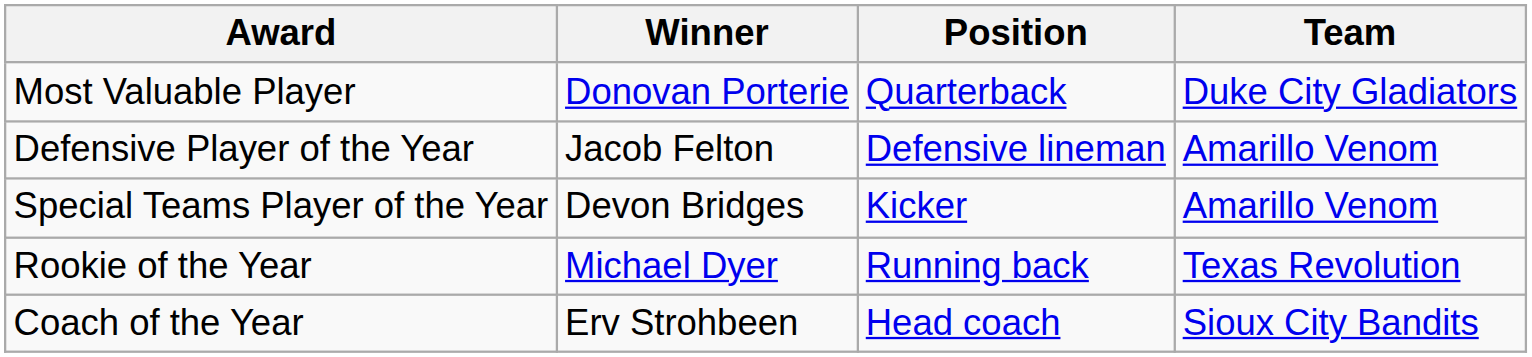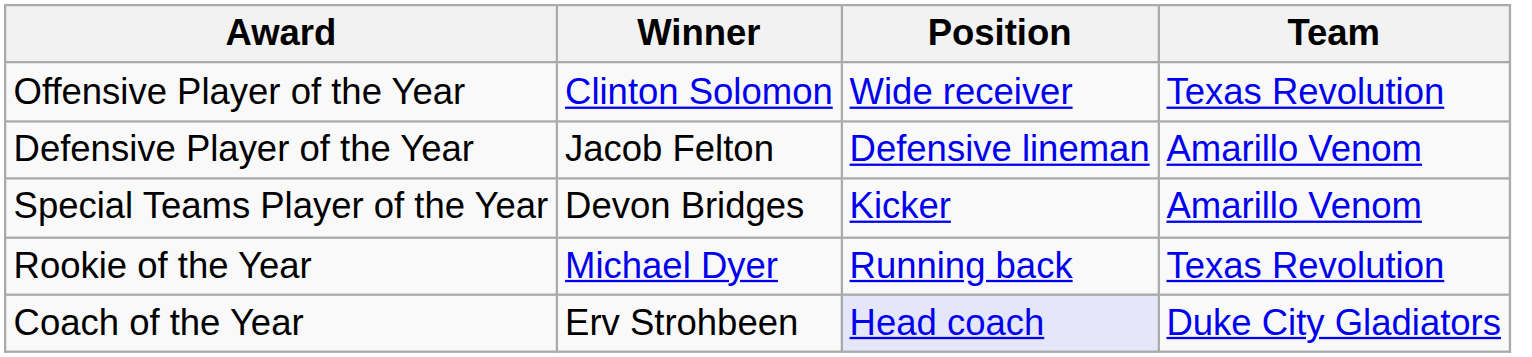- row: (185, 91)
+ row: (239, 91)
(963, 322) no background -> (947, 322) lavender background
(1331, 322) Sioux City Bandits -> (1334, 322) Duke City Gladiators
